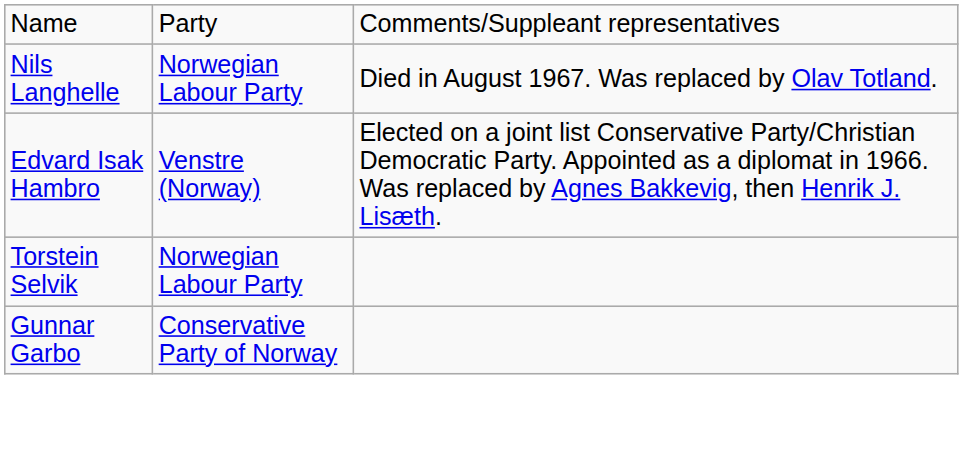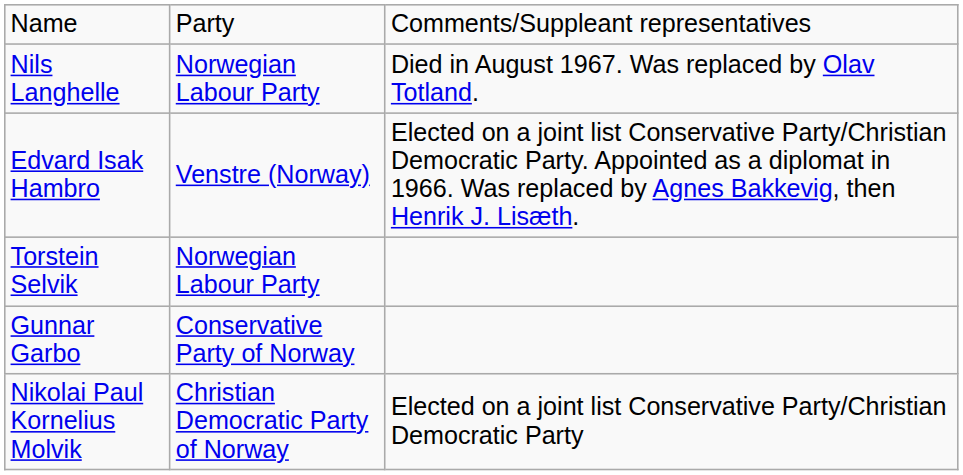+ row: (77, 421)
